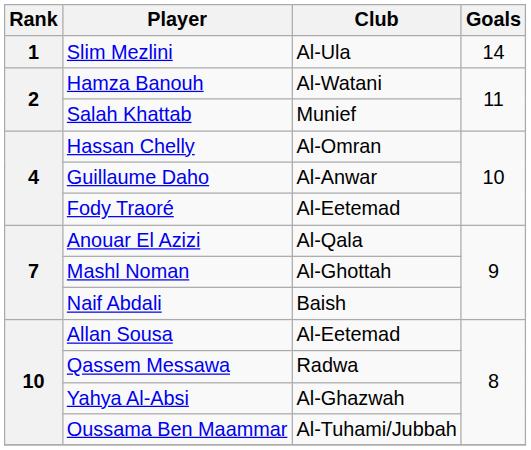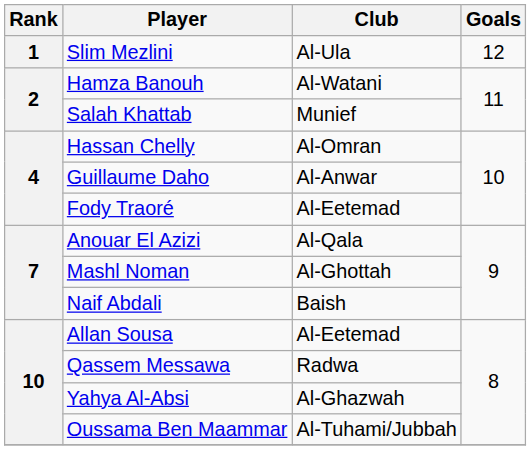(493, 51) 14 -> (493, 51) 12
